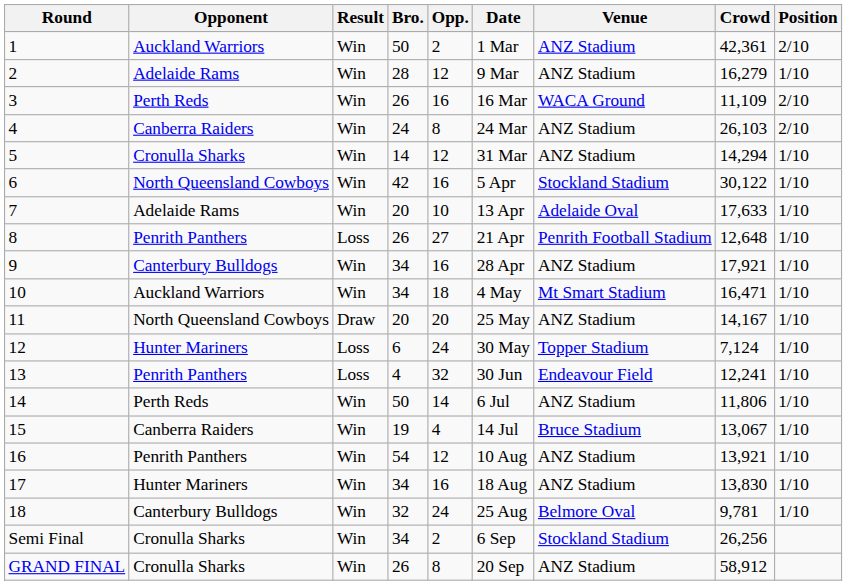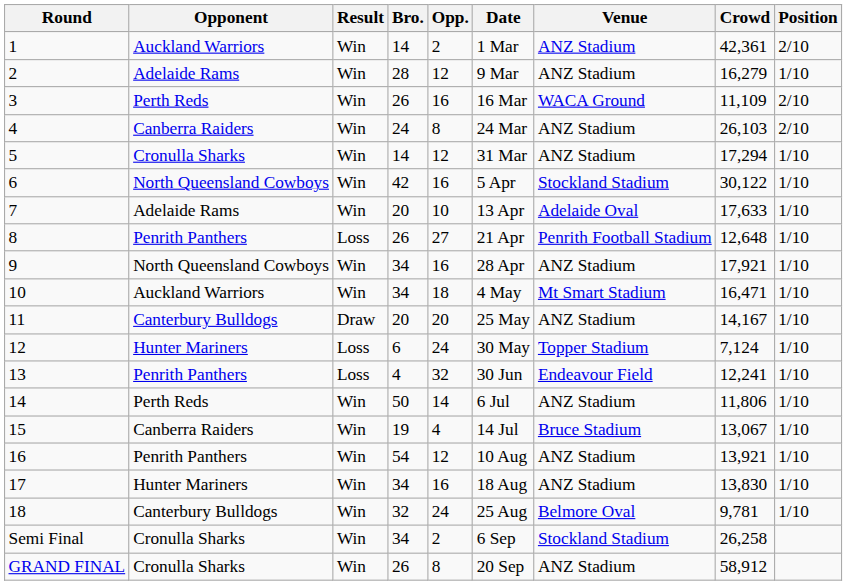(401, 45) 50 -> (401, 45) 14
(743, 155) 14,294 -> (743, 155) 17,294
(205, 264) Canterbury Bulldogs -> (231, 264) North Queensland Cowboys
(231, 319) North Queensland Cowboys -> (205, 319) Canterbury Bulldogs
(743, 538) 26,256 -> (743, 538) 26,258
